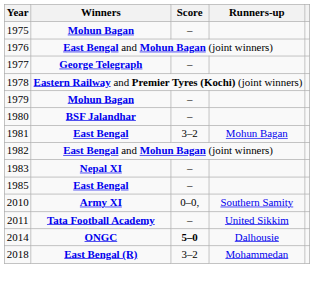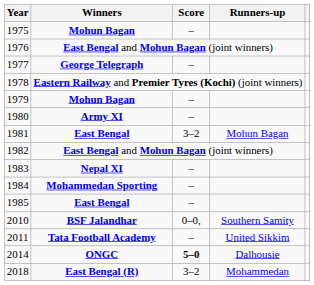(101, 116) BSF Jalandhar -> (102, 116) Army XI
+ row: (18, 185)
(101, 202) Army XI -> (102, 220) BSF Jalandhar
